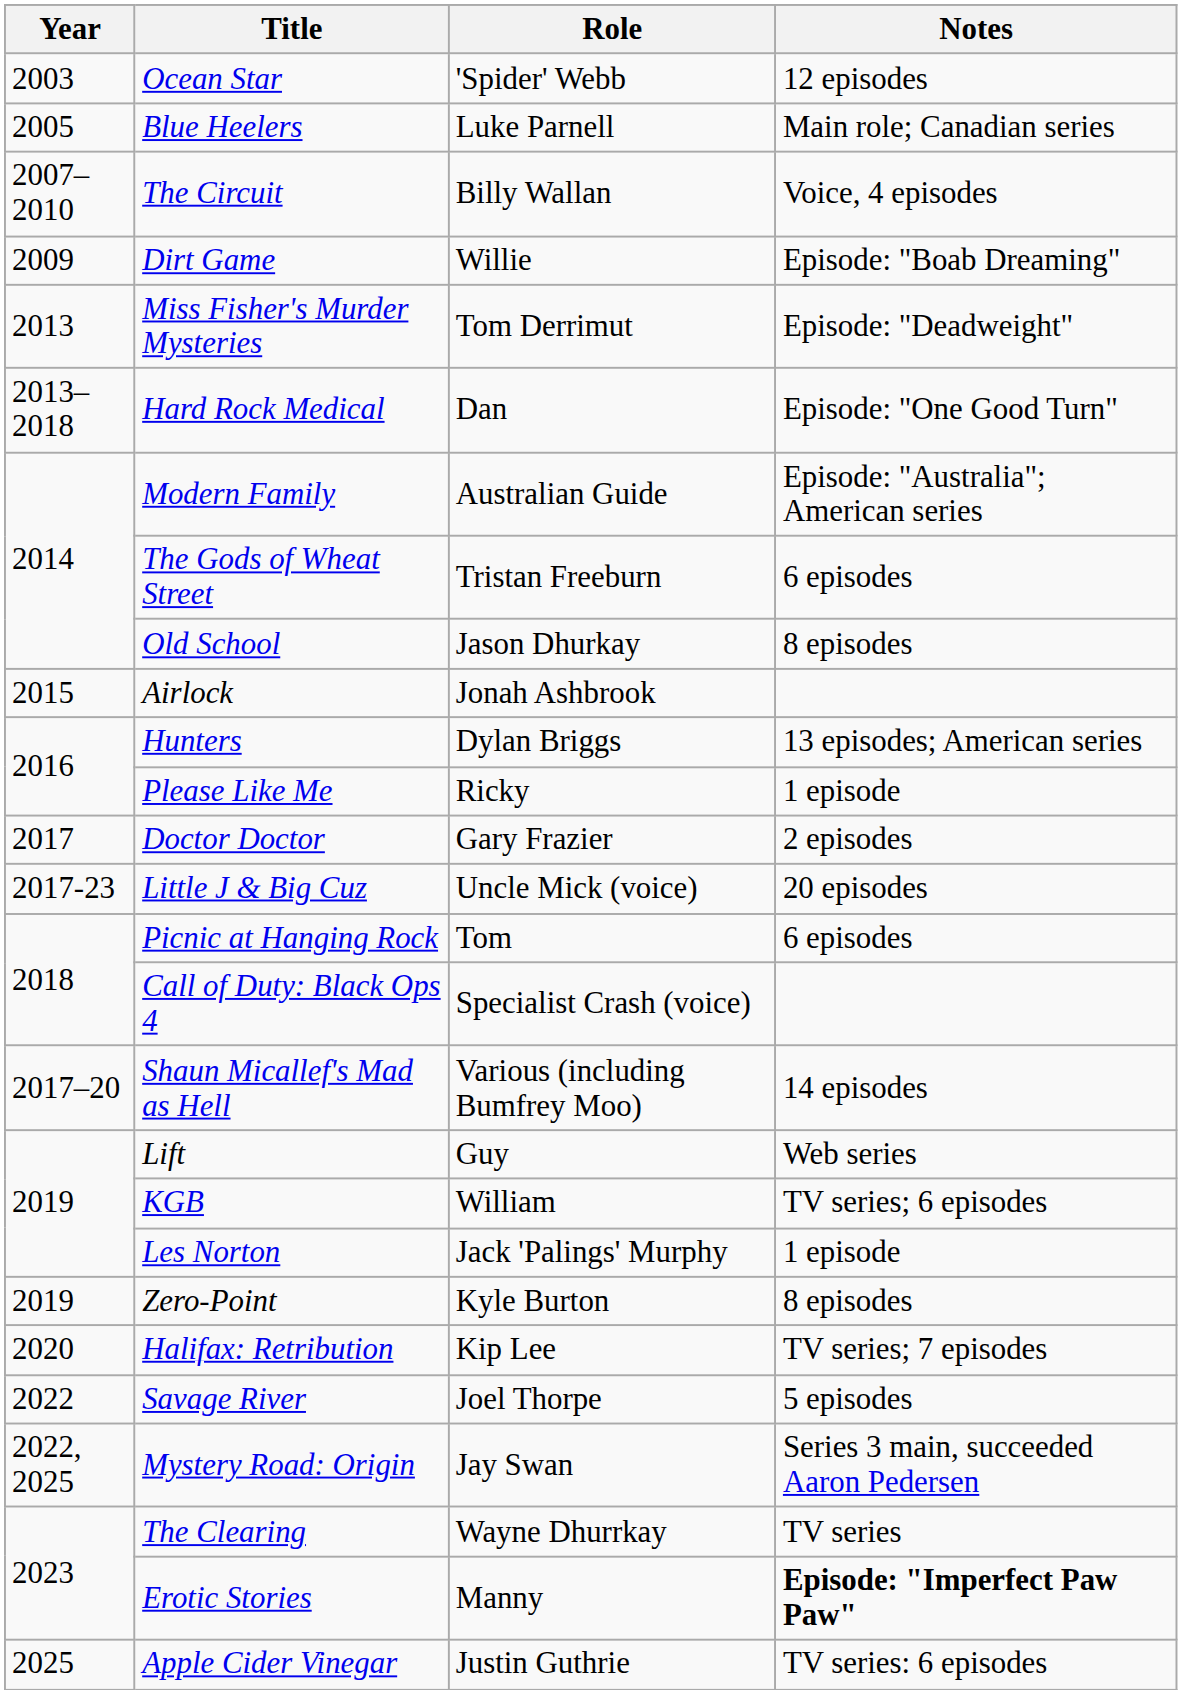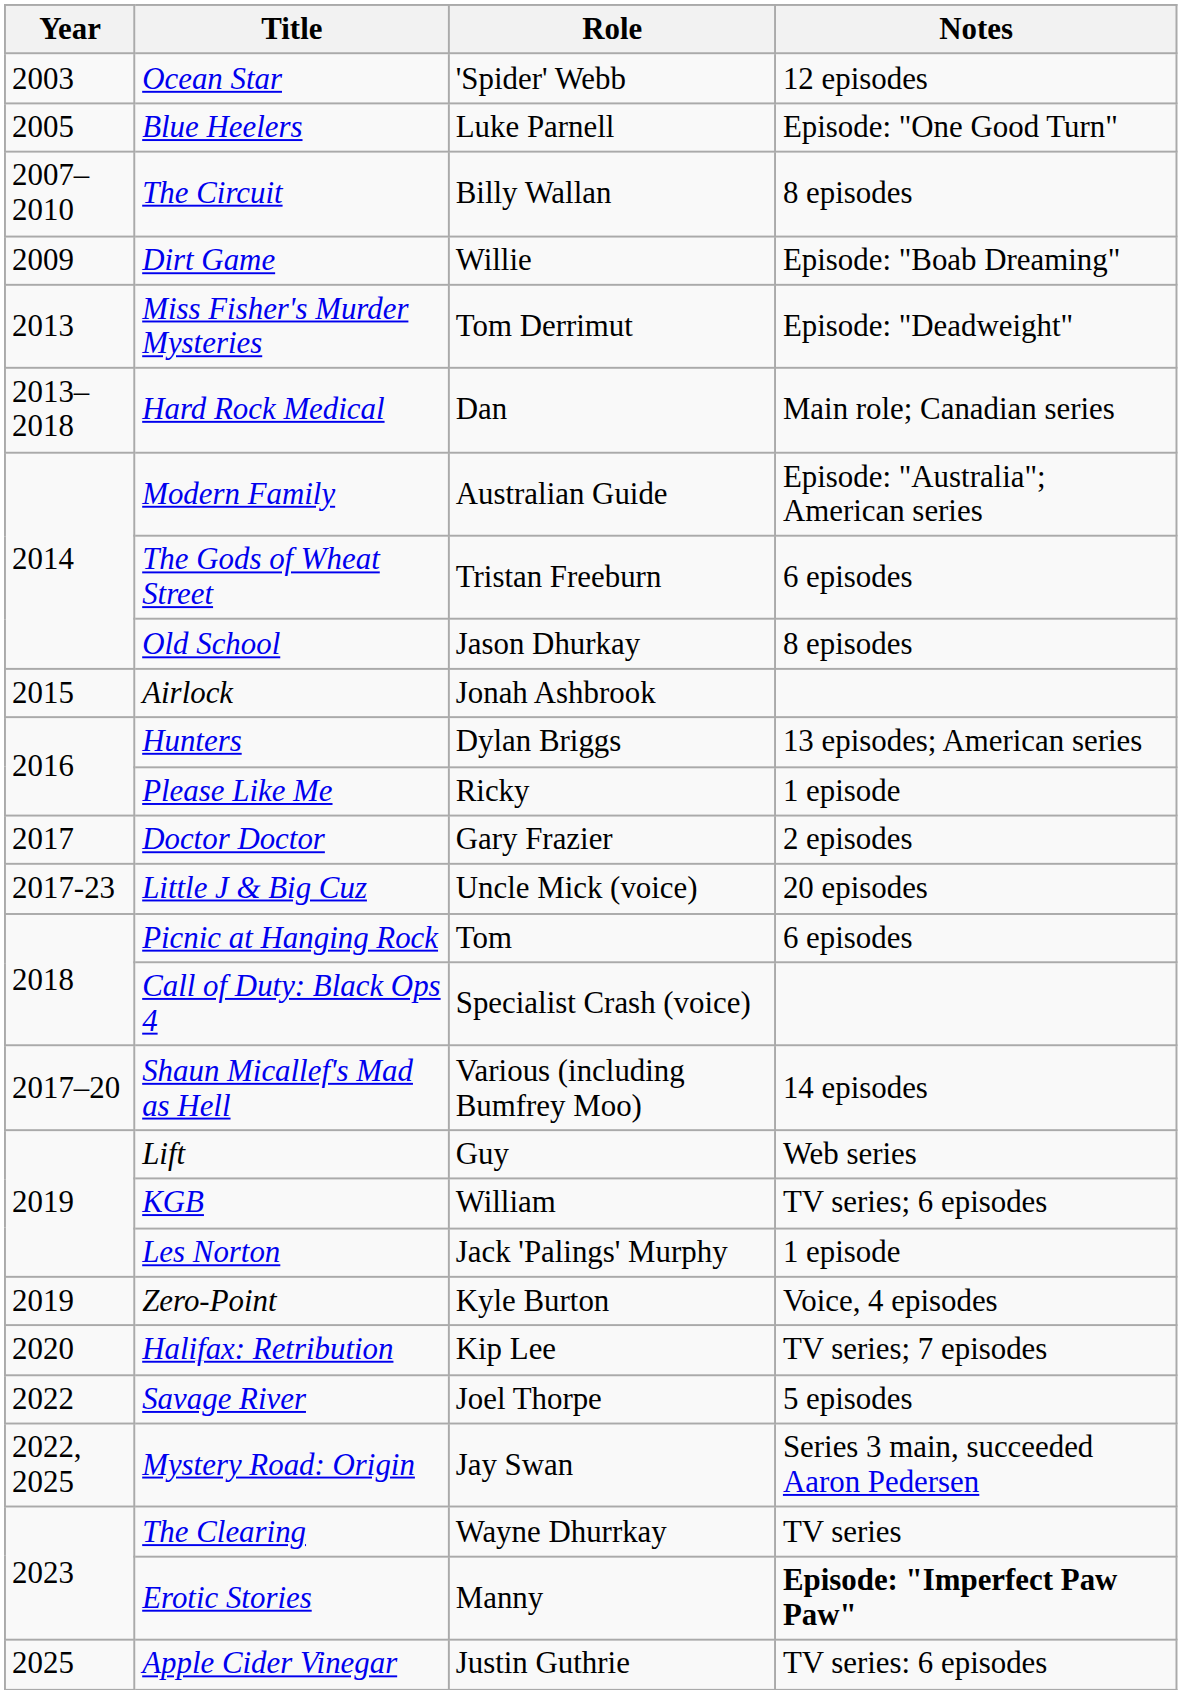(949, 126) Main role; Canadian series -> (950, 126) Episode: "One Good Turn"
(890, 193) Voice, 4 episodes -> (848, 193) 8 episodes
(950, 409) Episode: "One Good Turn" -> (949, 409) Main role; Canadian series
(848, 1300) 8 episodes -> (890, 1300) Voice, 4 episodes
